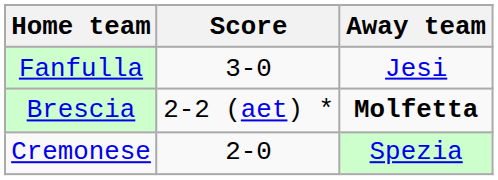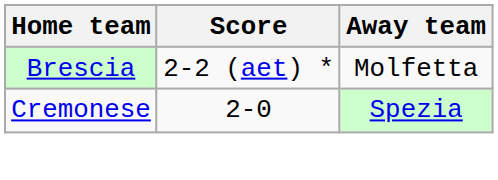- row: (81, 68)
(416, 110) bold -> (416, 68) normal
